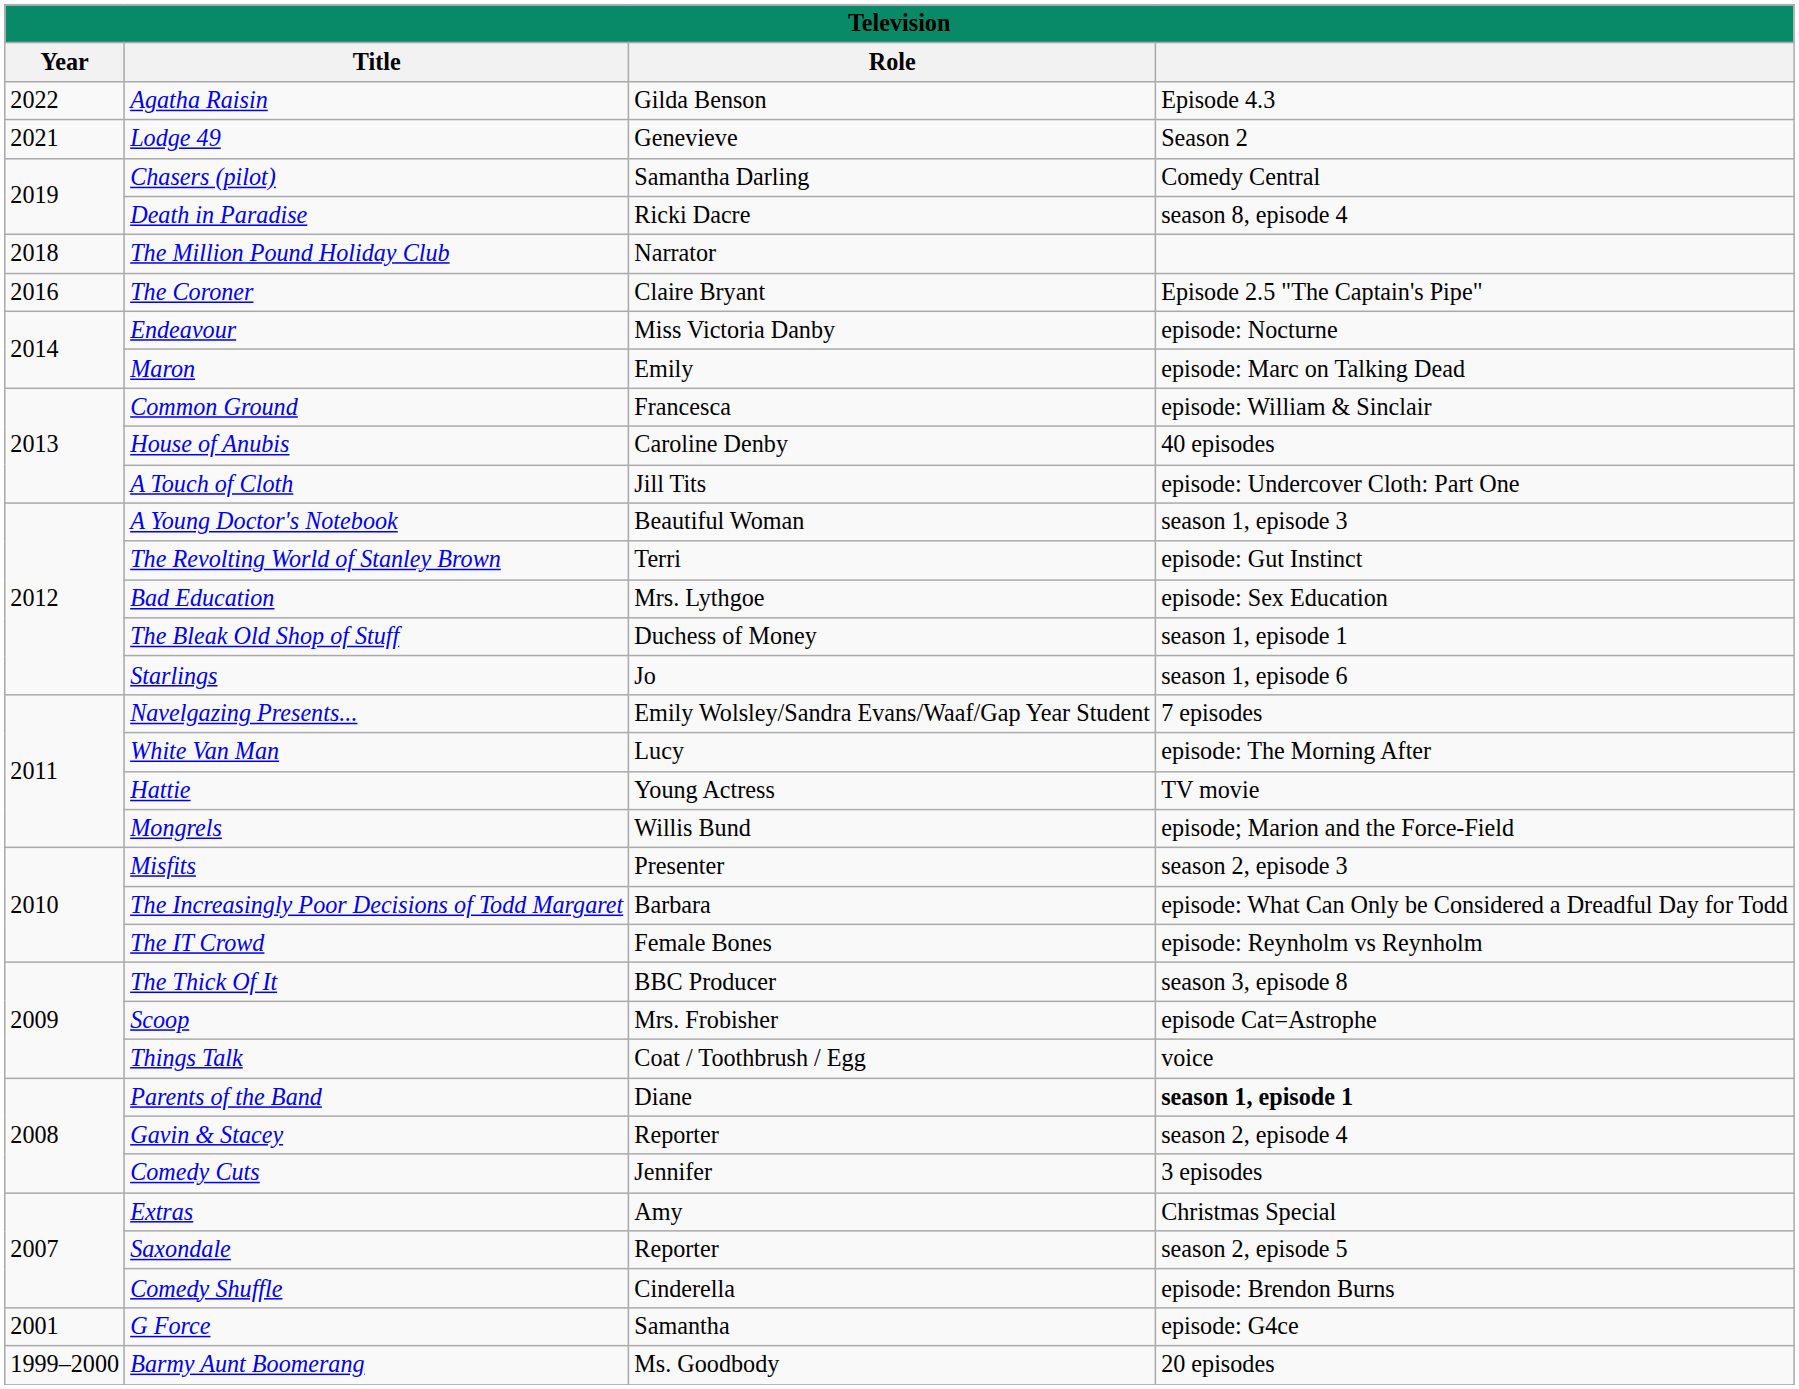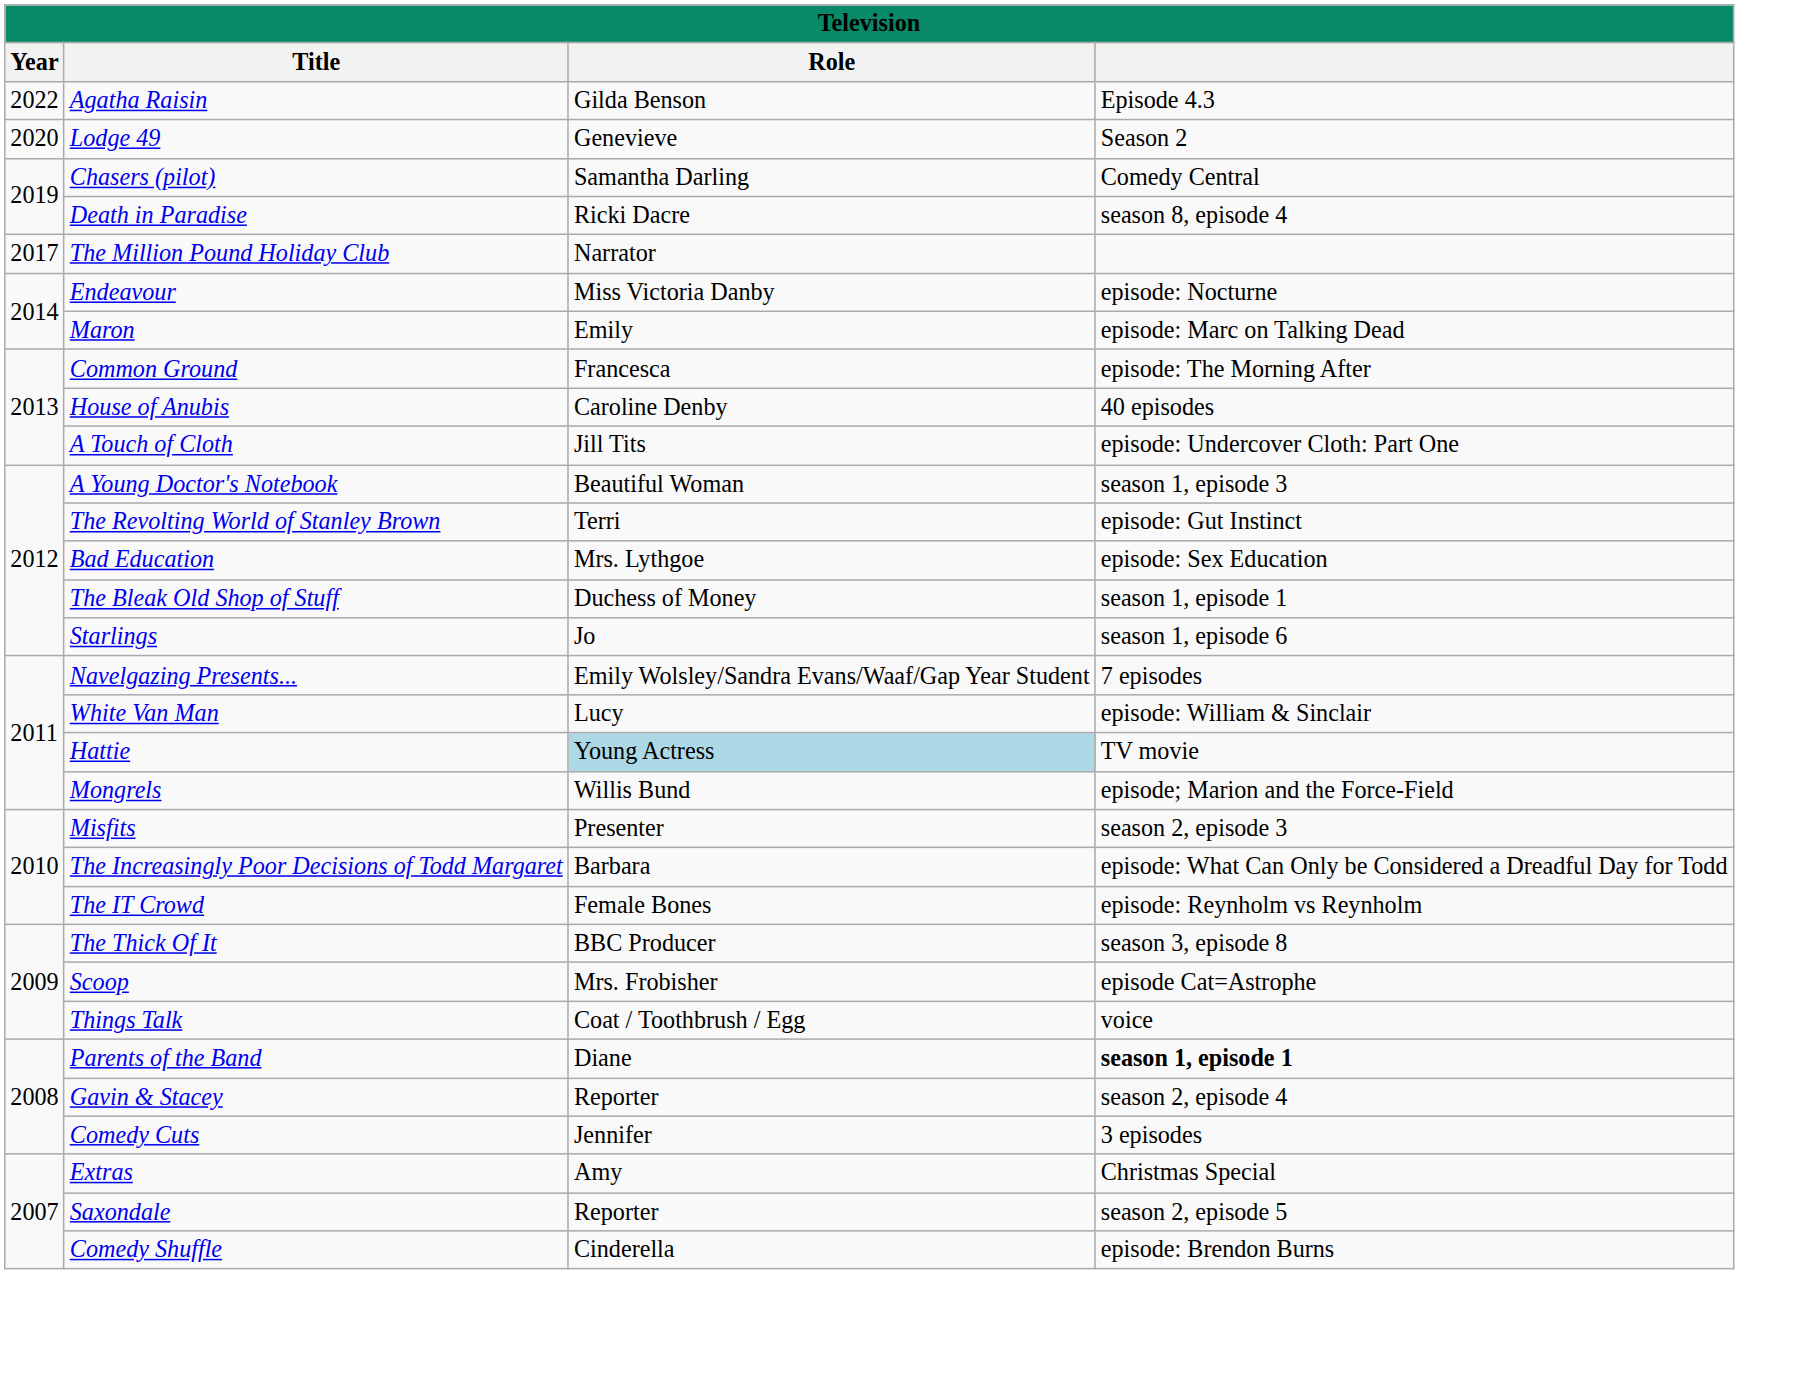(34, 138) 2021 -> (34, 138) 2020
(34, 253) 2018 -> (34, 253) 2017
- row: (192, 291)
(1296, 406) episode: William & Sinclair -> (1236, 368) episode: The Morning After
(1296, 751) episode: The Morning After -> (1236, 713) episode: William & Sinclair
(705, 789) no background -> (644, 751) lightblue background
- row: (170, 1326)
- row: (247, 1364)
